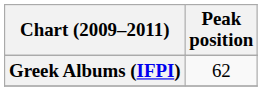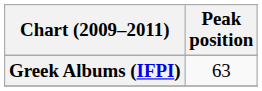(221, 70) 62 -> (221, 70) 63
